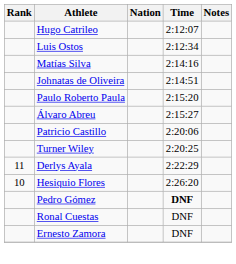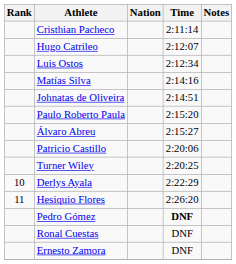+ row: (76, 30)
(19, 166) 11 -> (19, 183) 10
(19, 183) 10 -> (19, 200) 11
